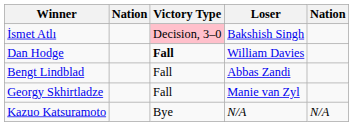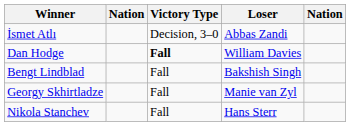(187, 33) pink background -> (184, 33) no background
(266, 33) Bakshish Singh -> (256, 33) Abbas Zandi
(259, 72) Abbas Zandi -> (263, 72) Bakshish Singh
+ row: (48, 111)
- row: (57, 111)
